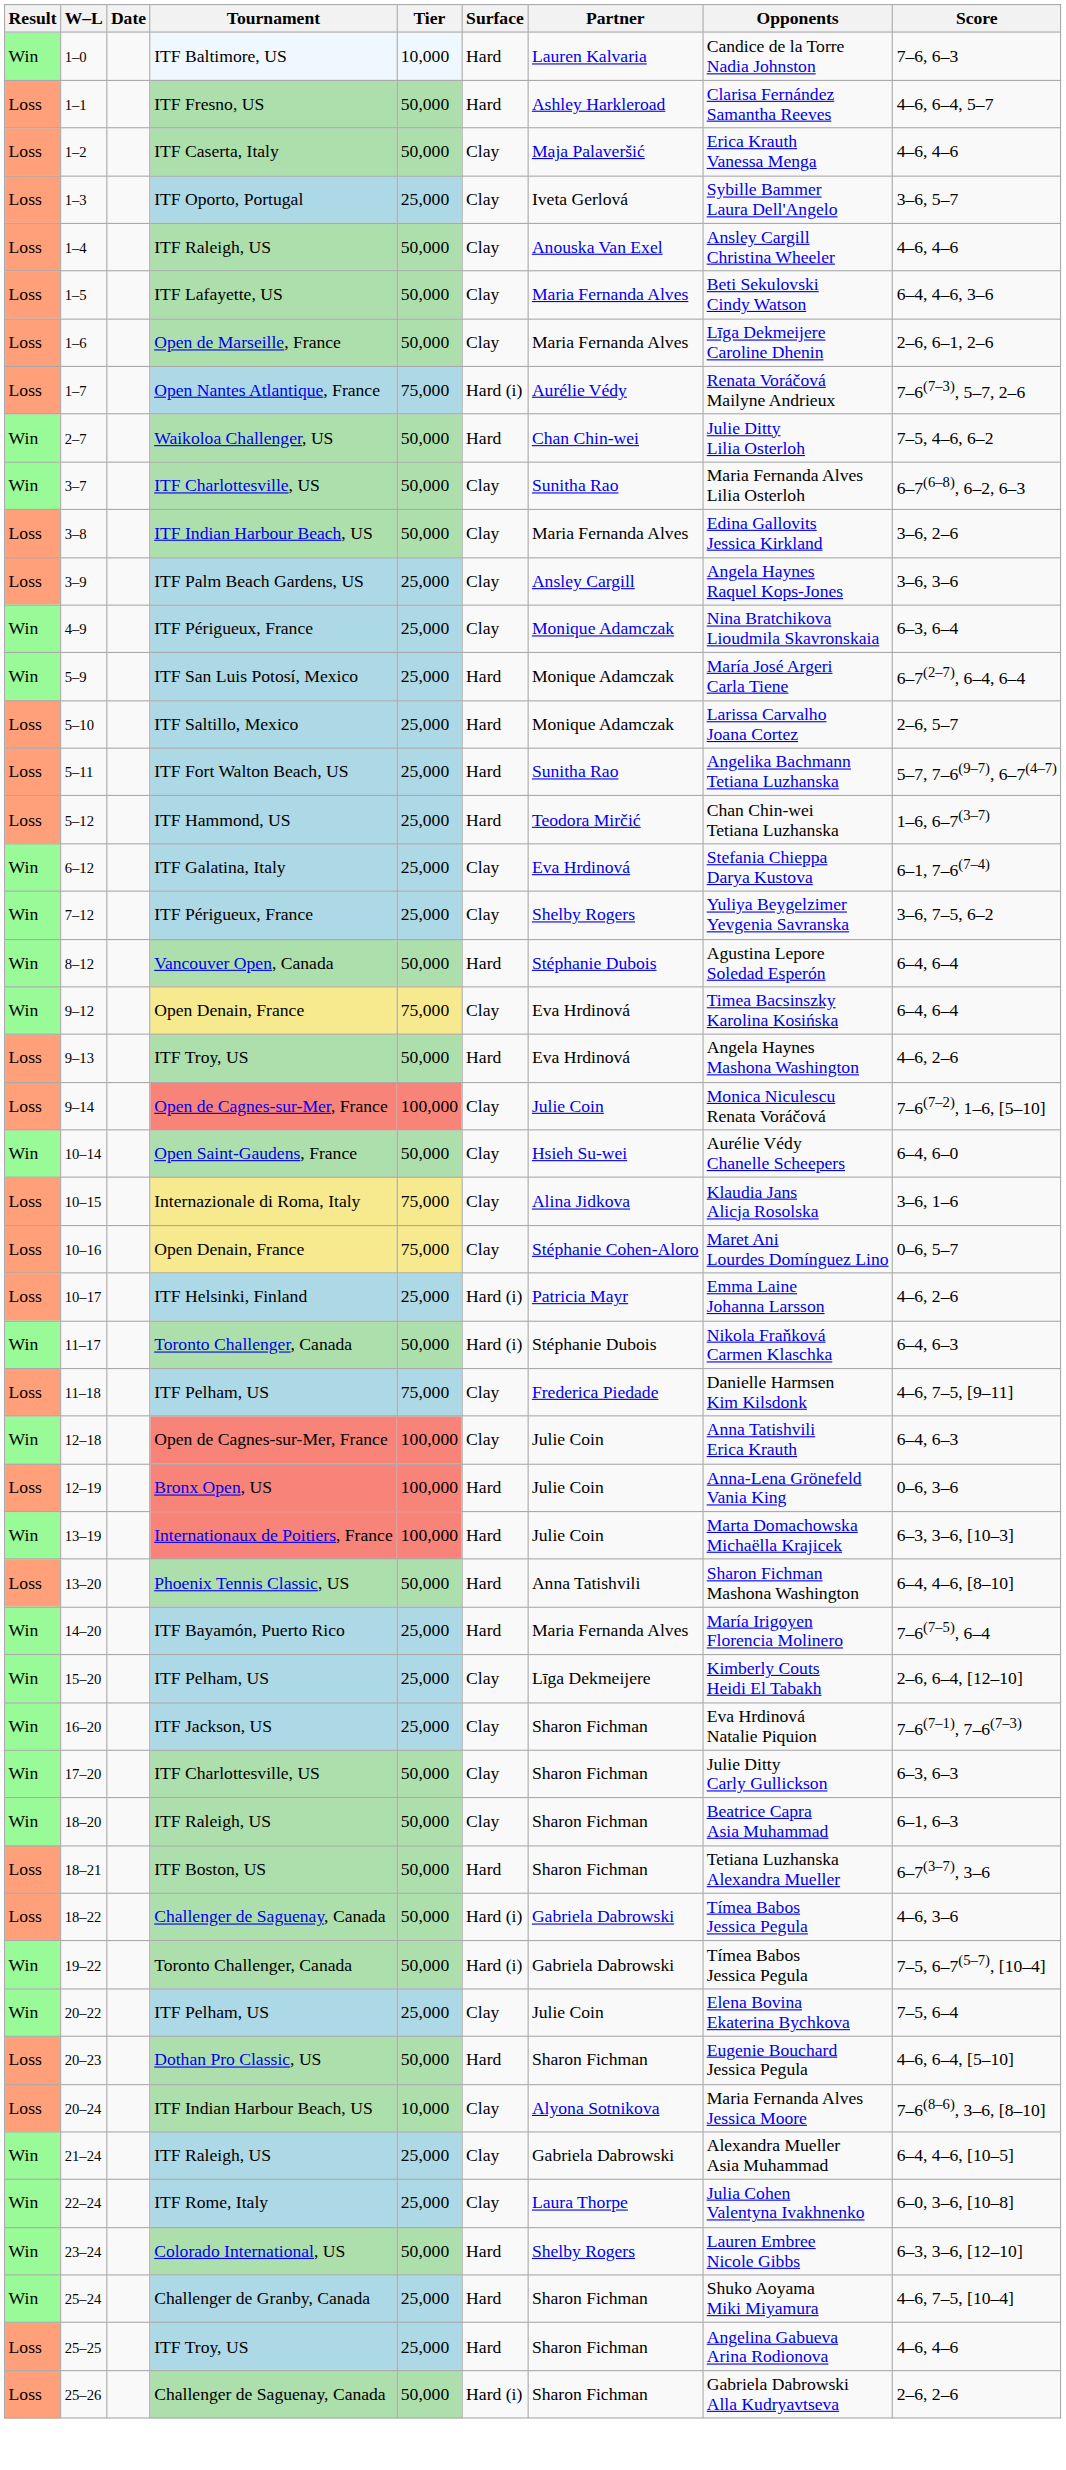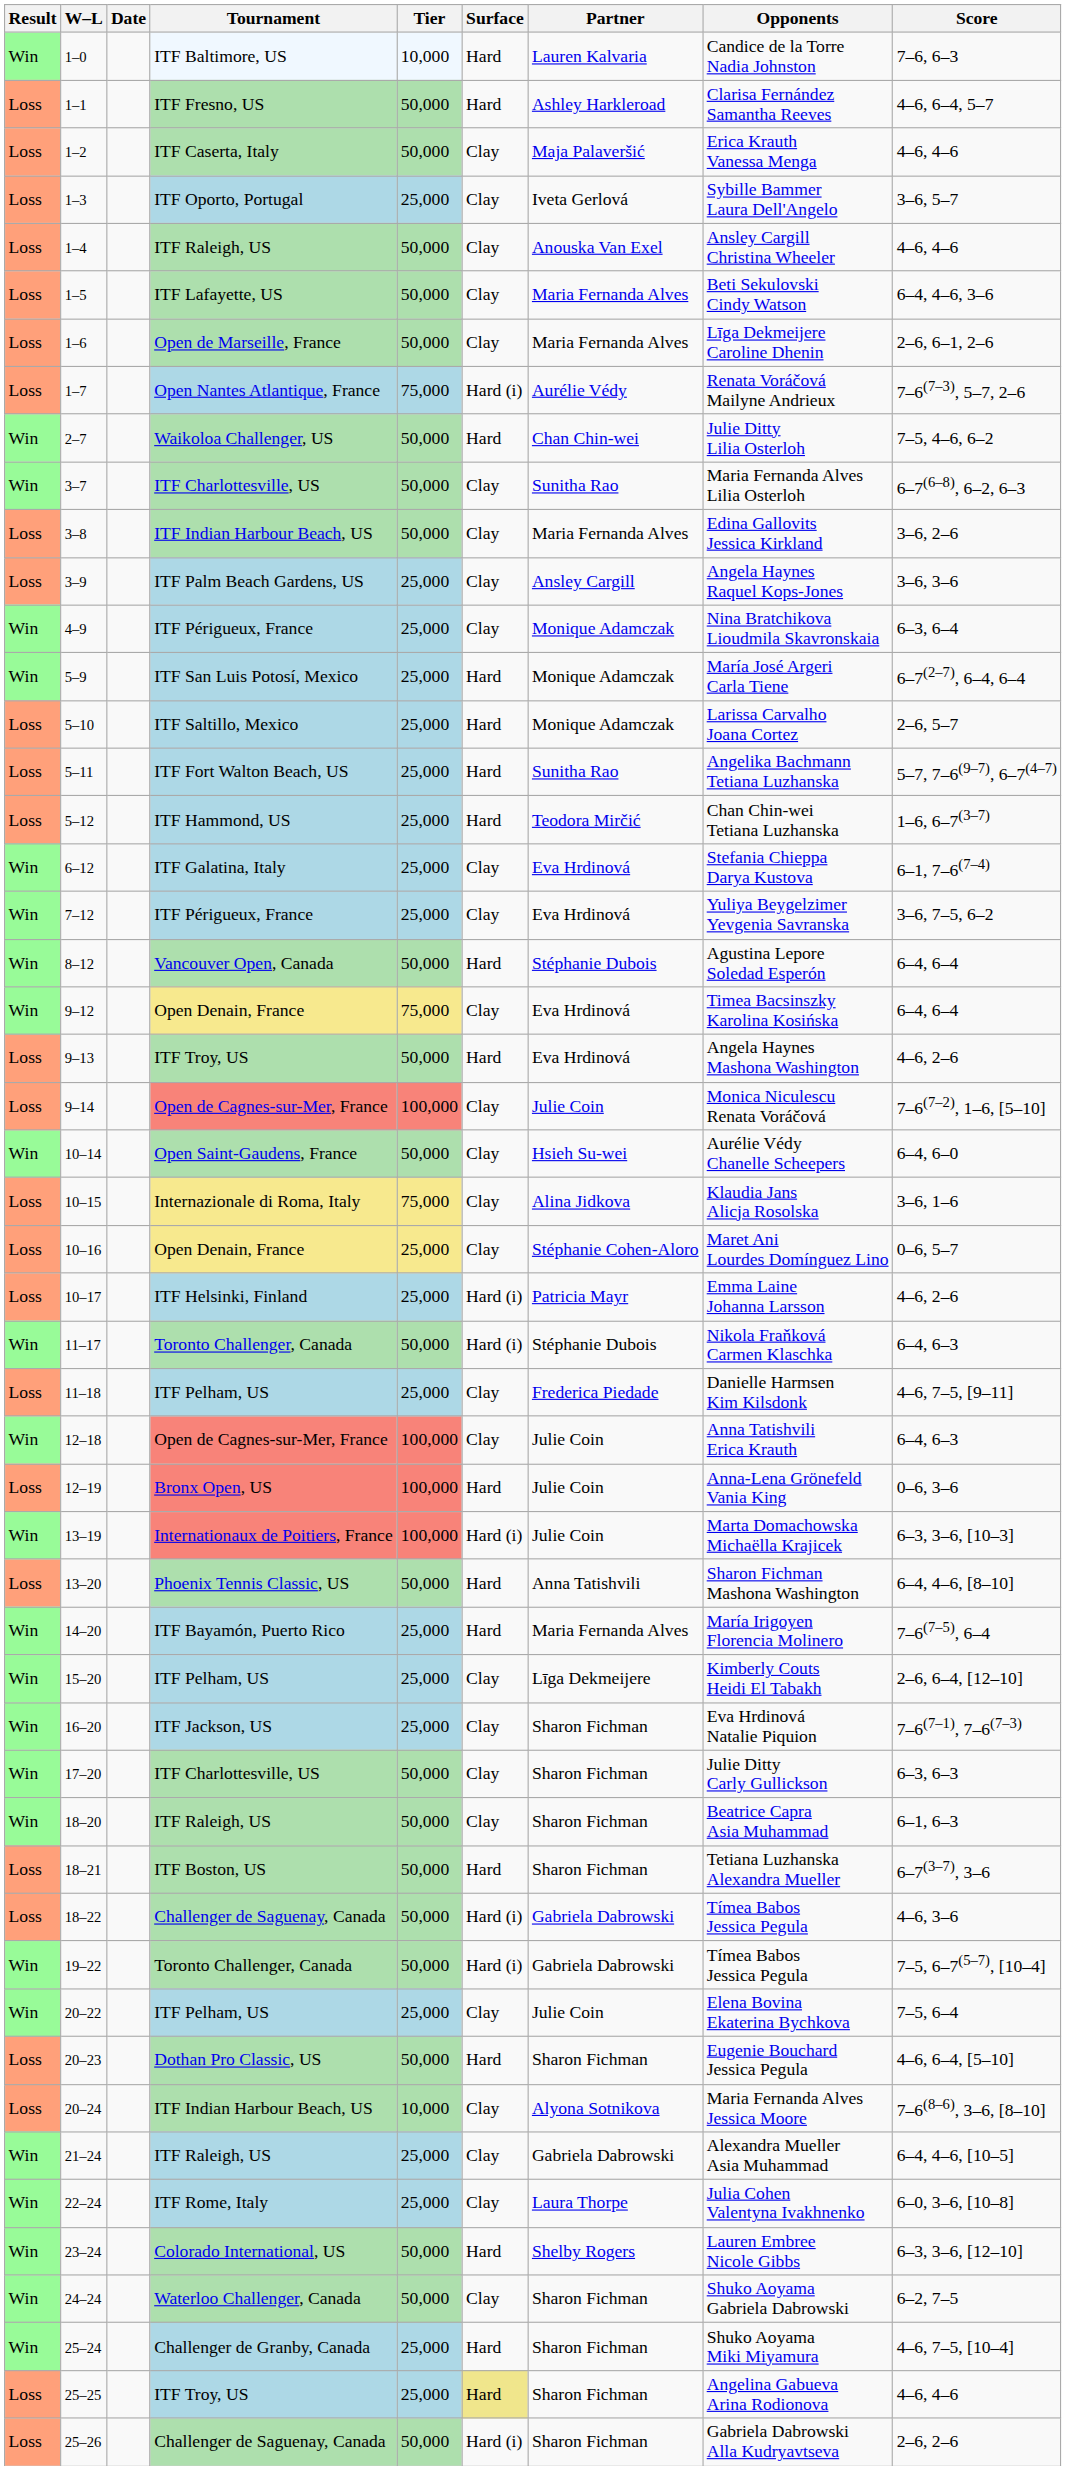(583, 915) Shelby Rogers -> (581, 915) Eva Hrdinová
(425, 1249) 75,000 -> (425, 1249) 25,000
(425, 1392) 75,000 -> (425, 1392) 25,000
(484, 1535) Hard -> (494, 1535) Hard (i)
+ row: (83, 2299)
(484, 2346) no background -> (484, 2394) khaki background
